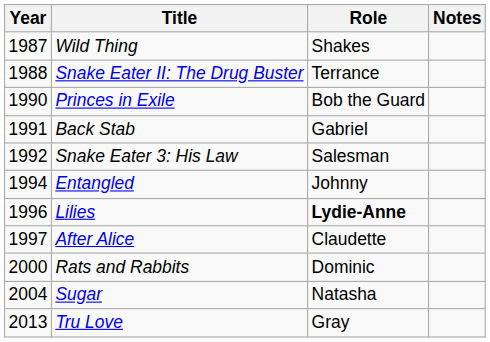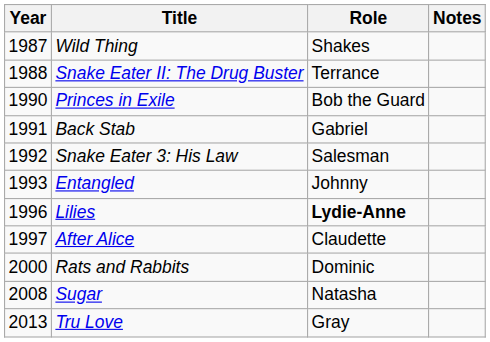(28, 184) 1994 -> (28, 184) 1993
(28, 294) 2004 -> (28, 294) 2008
